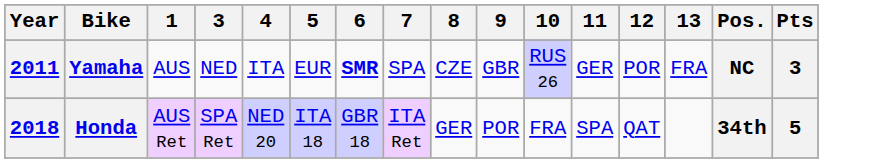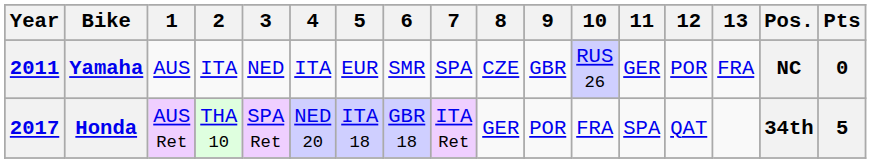+ column: (219, 22)
(360, 69) bold -> (407, 69) normal
(795, 69) 3 -> (842, 69) 0
(35, 128) 2018 -> (35, 128) 2017
